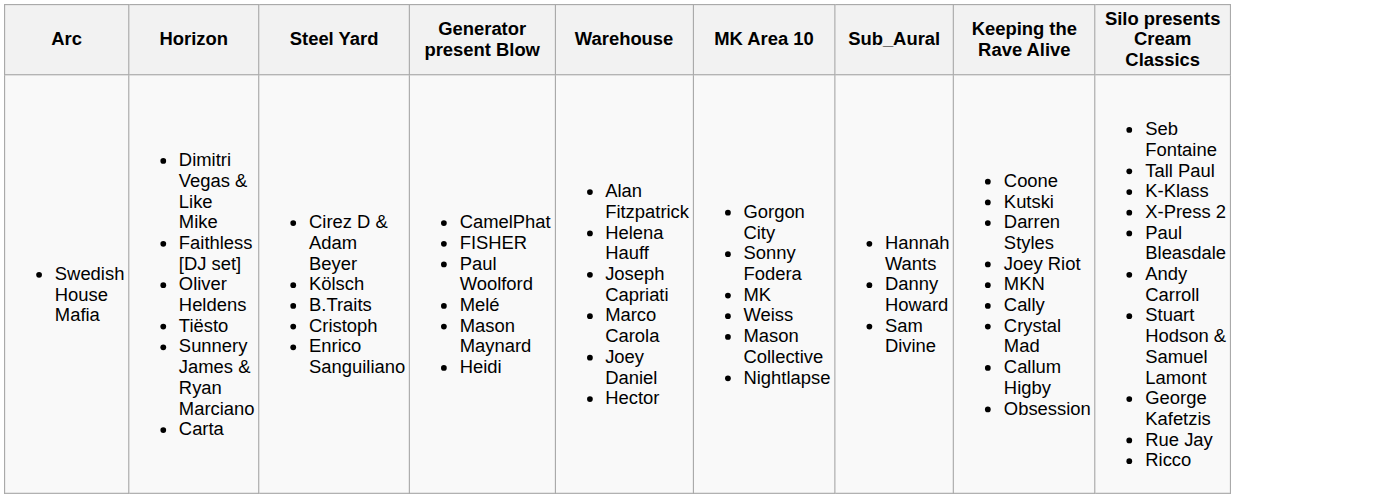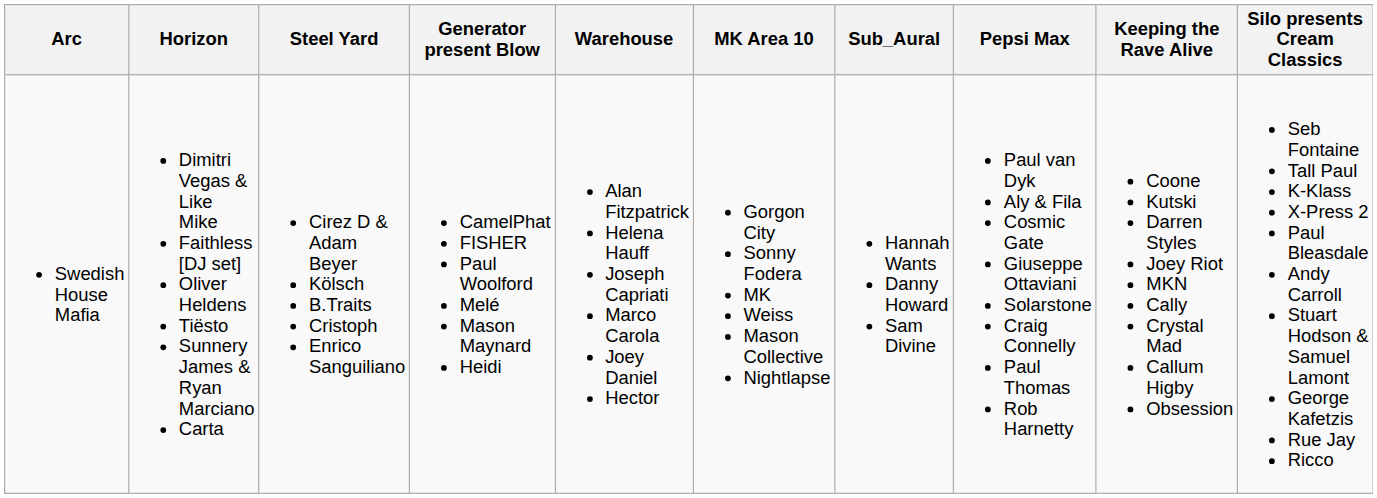+ column: (1025, 39)
